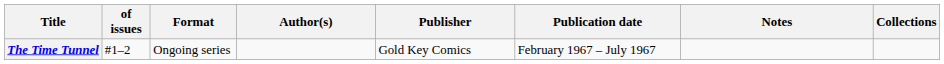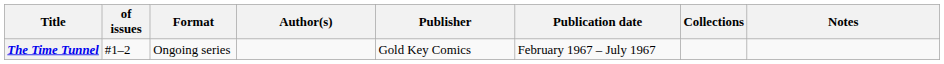columns swapped: (777, 21) <-> (906, 21)
